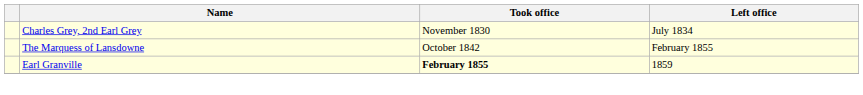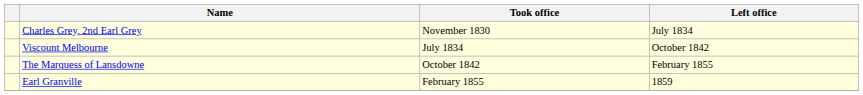+ row: (65, 47)
(455, 65) bold -> (453, 82) normal
